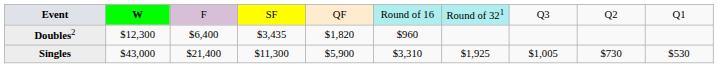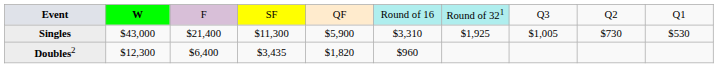rows swapped: (55, 54) <-> (55, 35)
